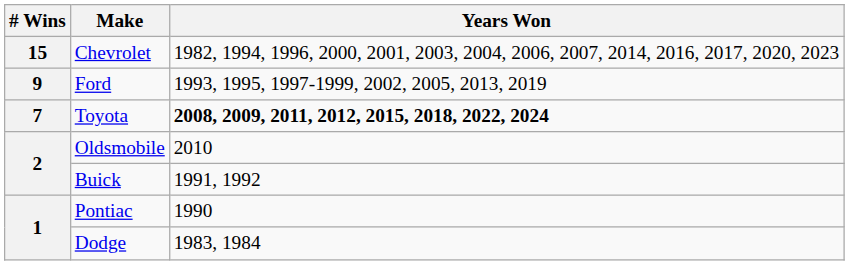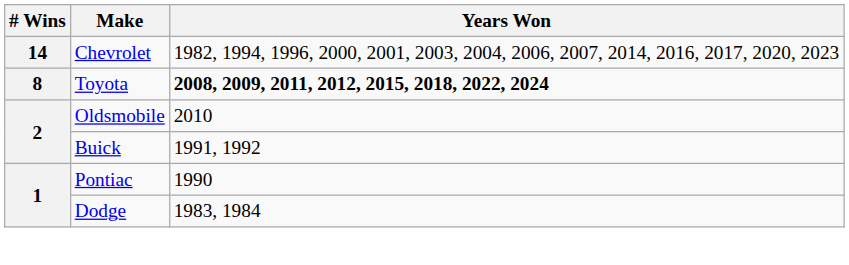(37, 52) 15 -> (37, 52) 14
- row: (93, 84)
(37, 116) 7 -> (37, 84) 8
